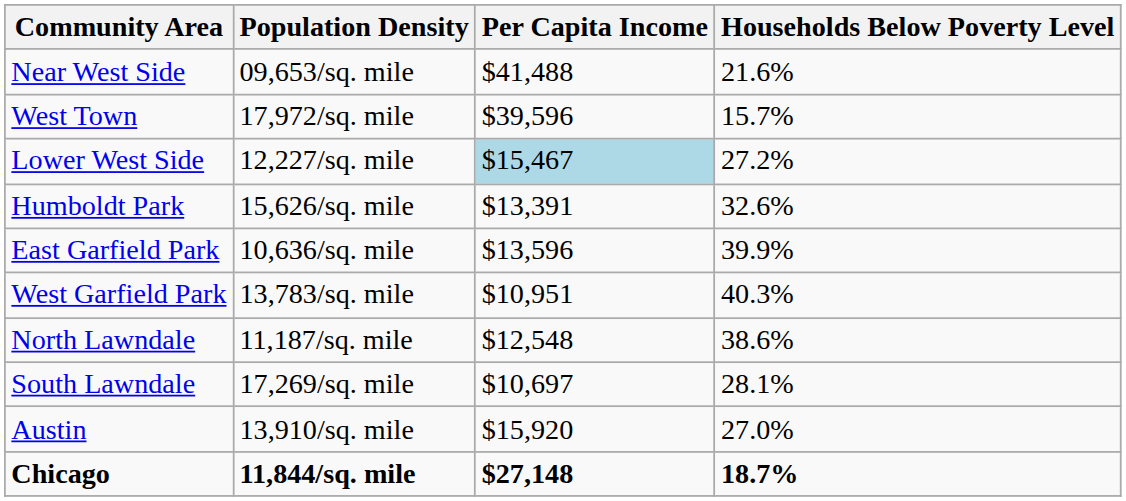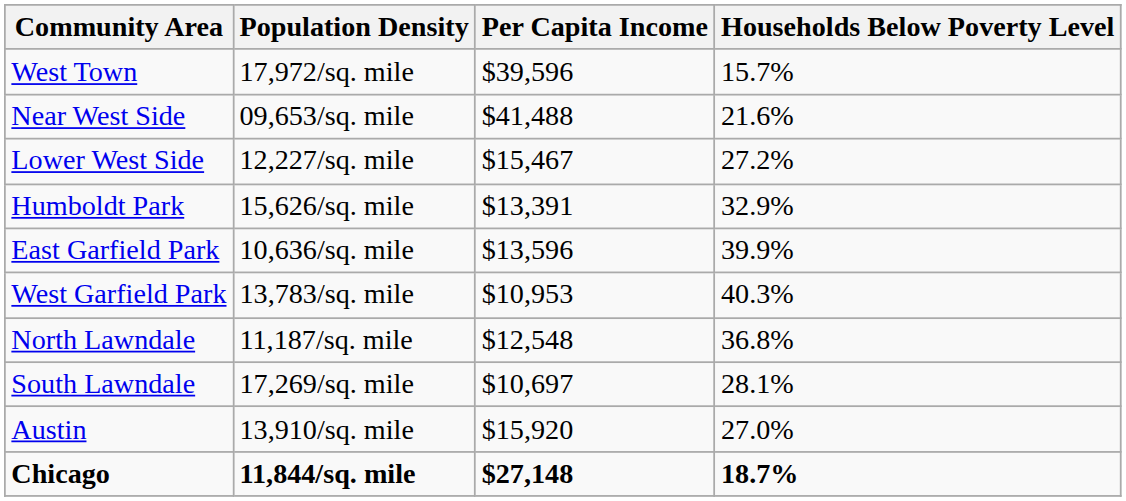rows swapped: (74, 116) <-> (98, 71)
(527, 160) lightblue background -> (527, 160) no background
(757, 205) 32.6% -> (757, 205) 32.9%
(527, 294) $10,951 -> (527, 294) $10,953
(757, 339) 38.6% -> (757, 339) 36.8%
